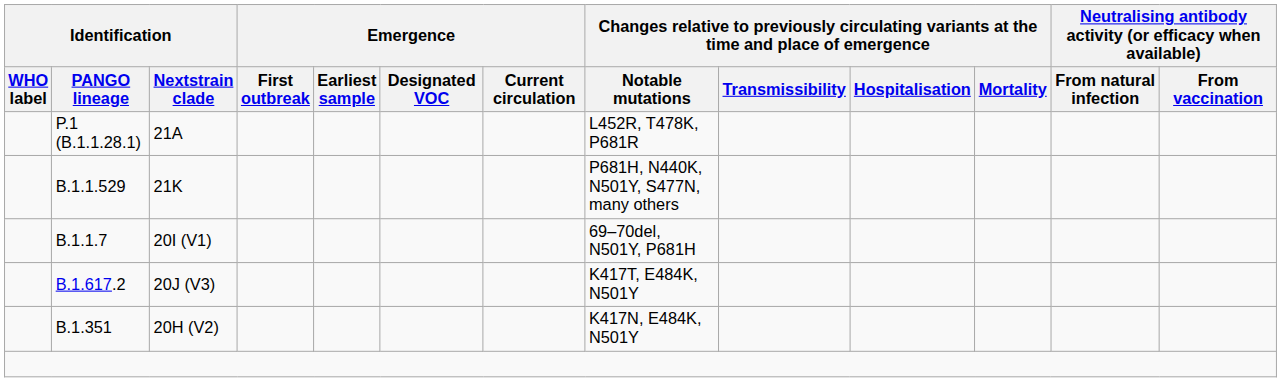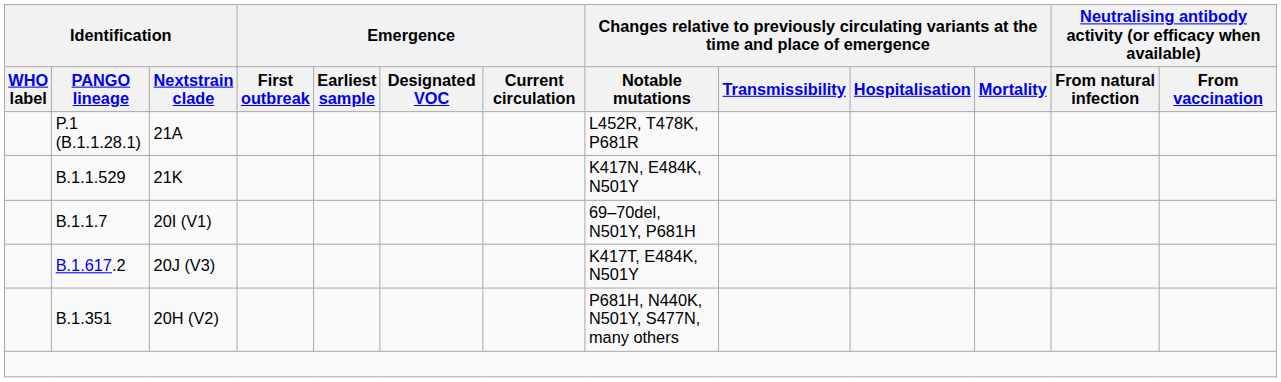(646, 186) P681H, N440K, N501Y, S477N, many others -> (645, 177) K417N, E484K, N501Y
(645, 328) K417N, E484K, N501Y -> (646, 319) P681H, N440K, N501Y, S477N, many others
